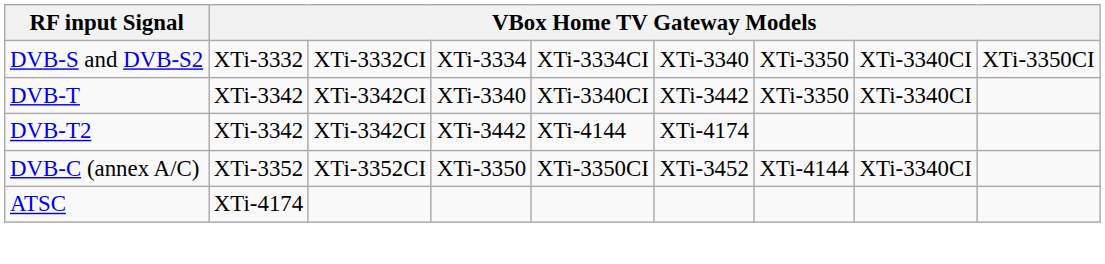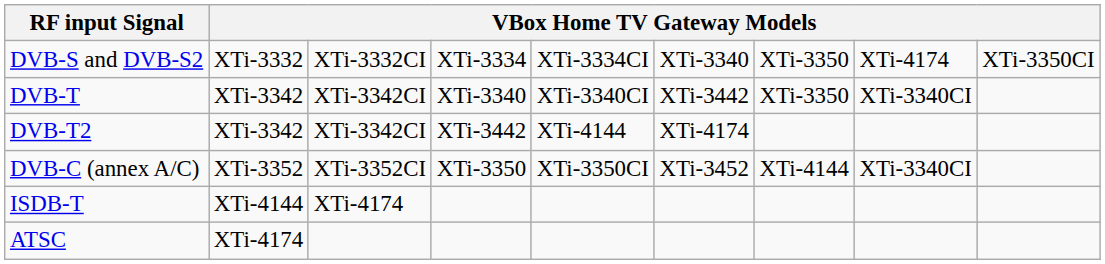(916, 58) XTi-3340CI -> (904, 58) XTi-4174
+ row: (47, 204)
